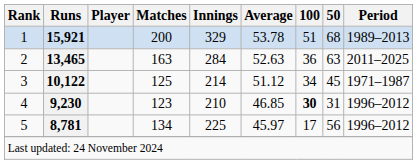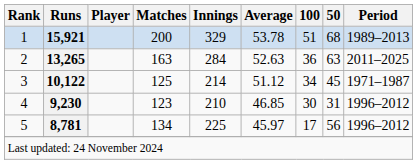(66, 59) 13,465 -> (66, 59) 13,265
(310, 103) bold -> (310, 103) normal
